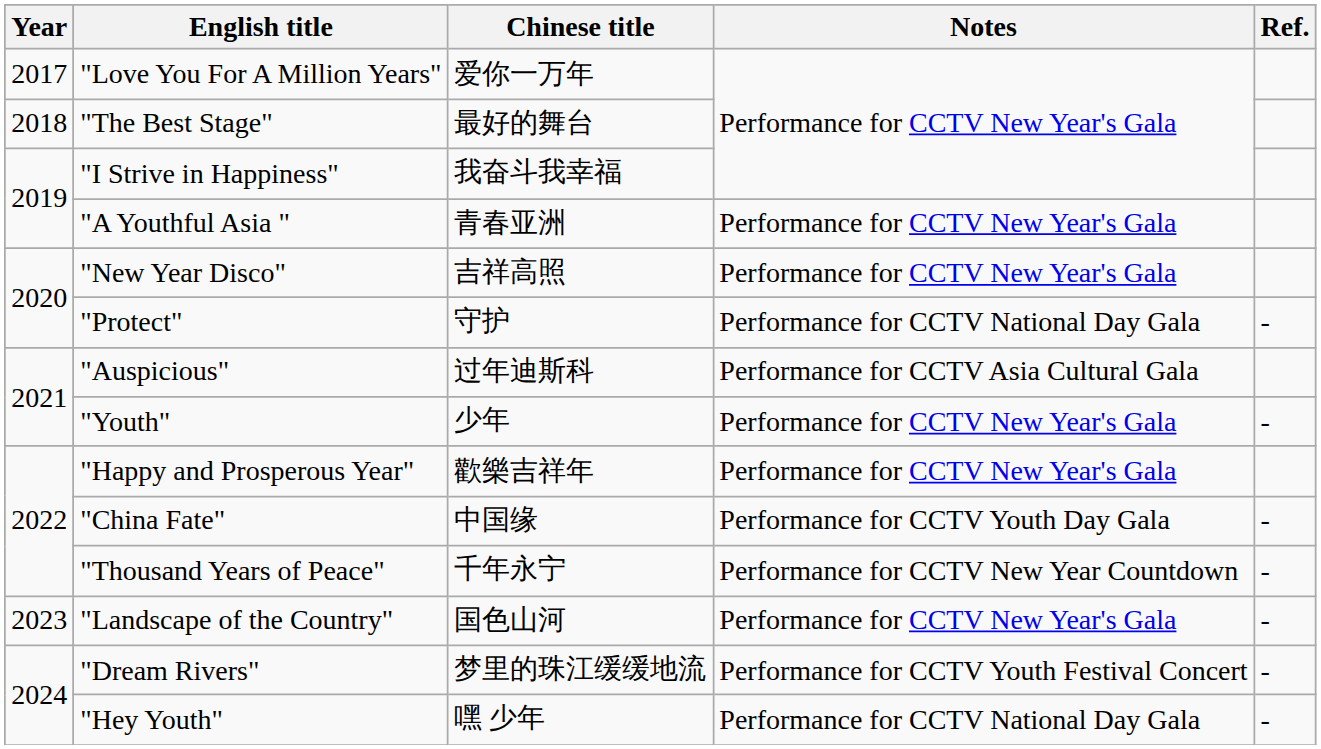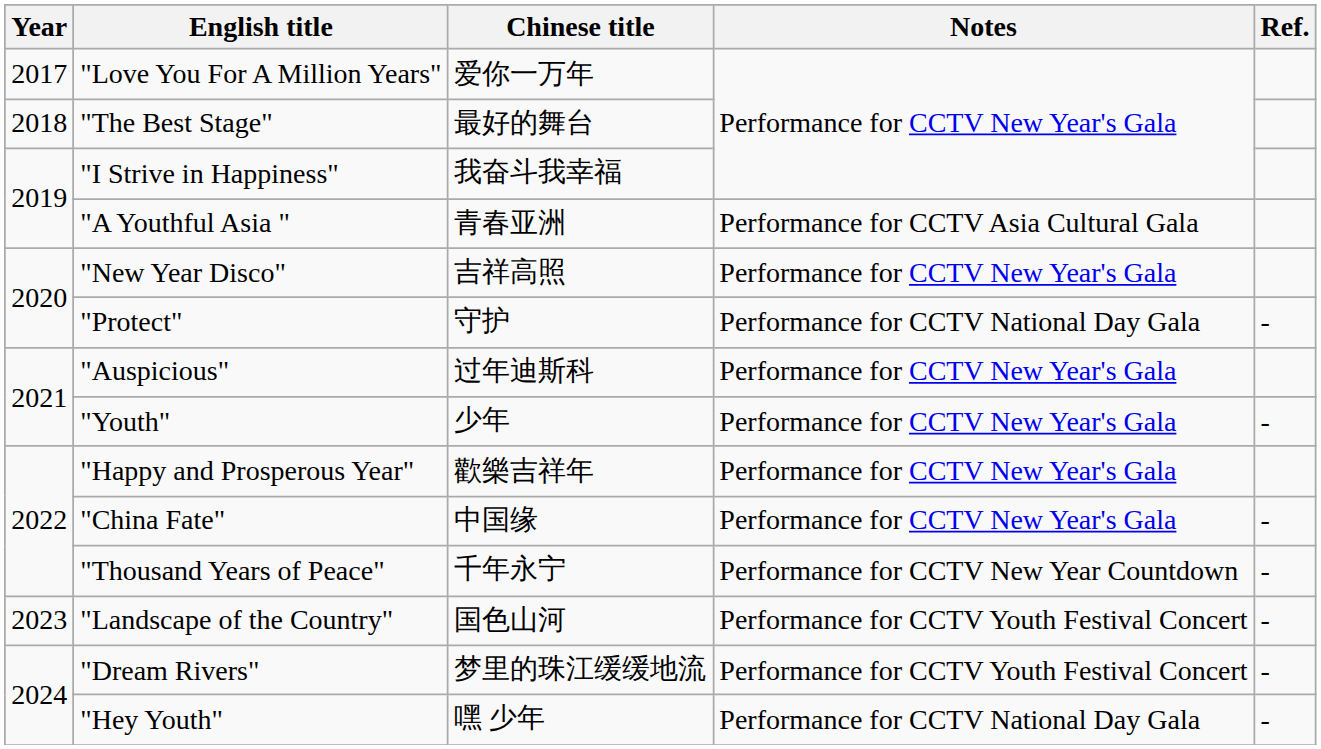(948, 222) Performance for CCTV New Year's Gala -> (959, 222) Performance for CCTV Asia Cultural Gala
(959, 371) Performance for CCTV Asia Cultural Gala -> (948, 371) Performance for CCTV New Year's Gala
(945, 520) Performance for CCTV Youth Day Gala -> (948, 520) Performance for CCTV New Year's Gala
(948, 619) Performance for CCTV New Year's Gala -> (983, 619) Performance for CCTV Youth Festival Concert
